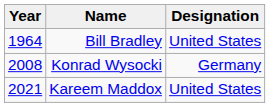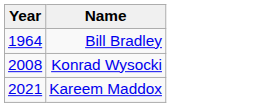- column: (215, 16)
